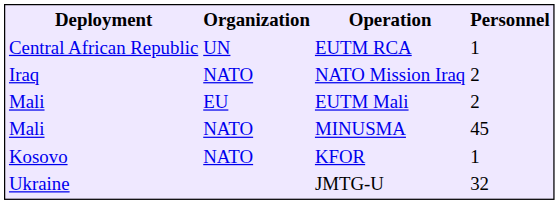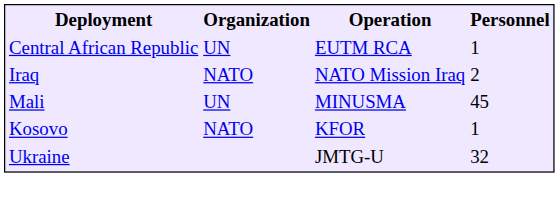- row: (362, 101)
(228, 129) NATO -> (217, 101) UN
